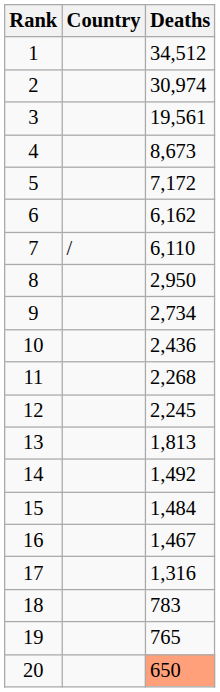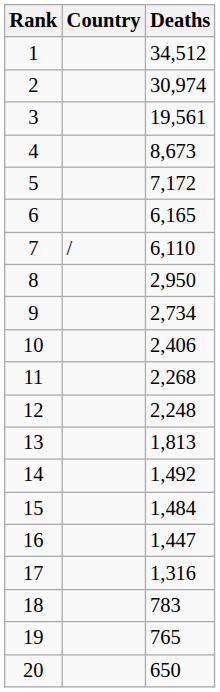(173, 215) 6,162 -> (173, 215) 6,165
(173, 345) 2,436 -> (173, 345) 2,406
(173, 410) 2,245 -> (173, 410) 2,248
(173, 540) 1,467 -> (173, 540) 1,447
(165, 670) lightsalmon background -> (165, 670) no background
